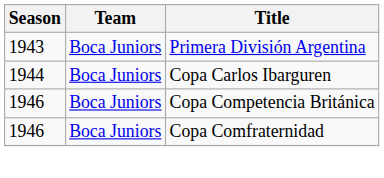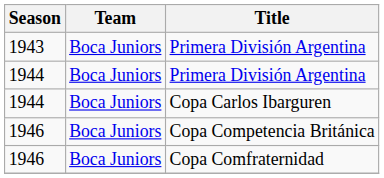+ row: (26, 74)
